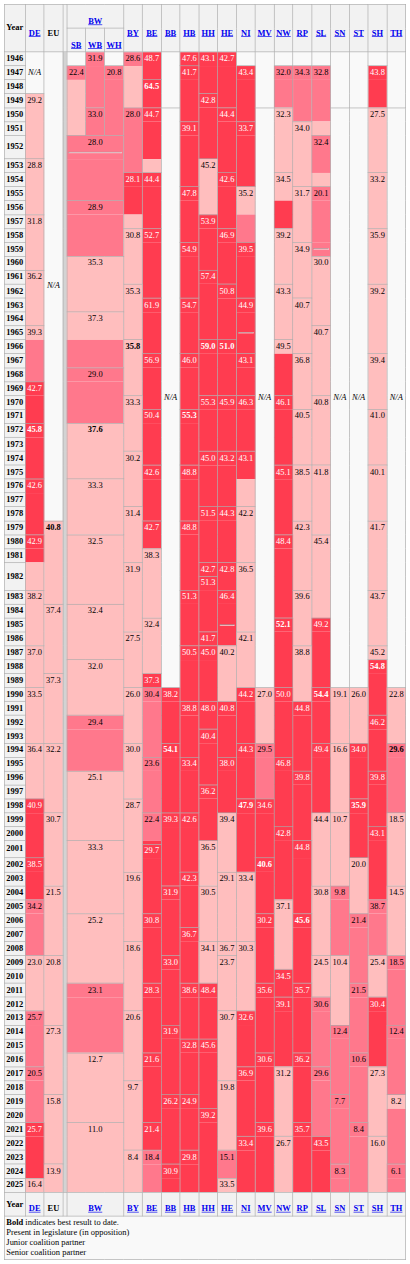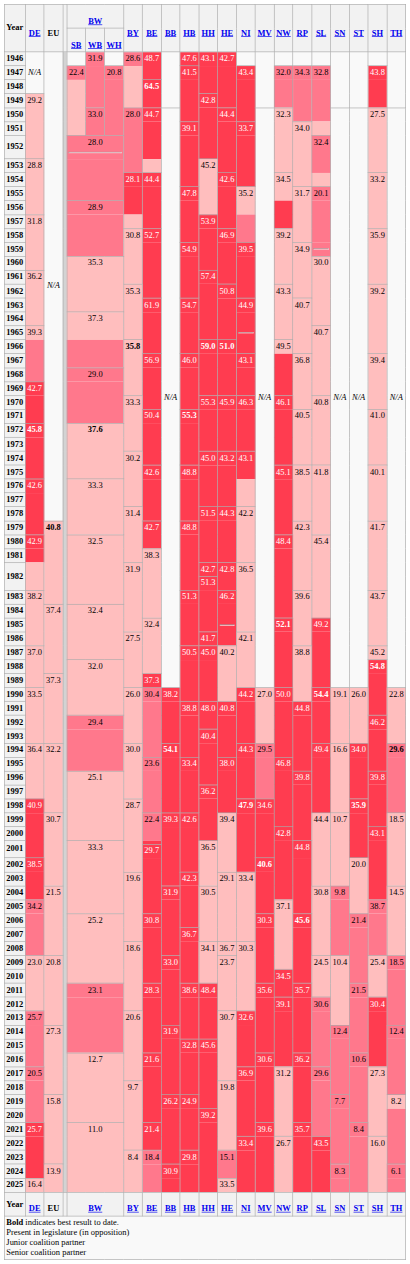(189, 72) 41.7 -> (189, 72) 41.5
(227, 597) 46.4 -> (227, 597) 46.2
(265, 920) 30.2 -> (265, 920) 30.3
